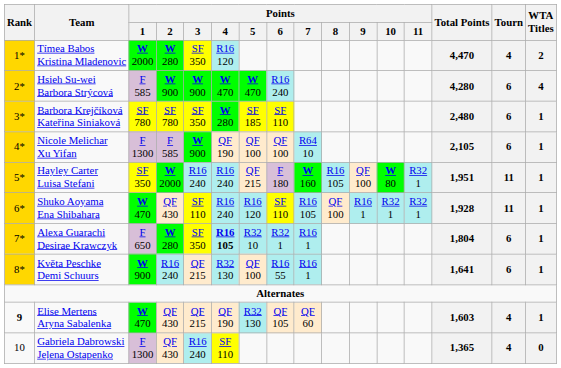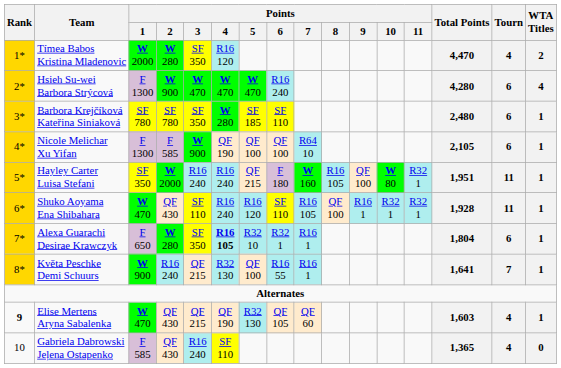(143, 86) F 585 -> (143, 86) F 1300
(198, 86) W 900 -> (198, 86) W 470
(509, 269) 6 -> (509, 269) 7
(143, 348) F 1300 -> (143, 348) F 585
